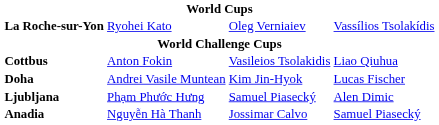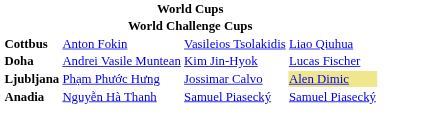- row: (54, 26)
(272, 96) Samuel Piasecký -> (223, 79) Jossimar Calvo
(364, 96) no background -> (319, 79) khaki background
(268, 114) Jossimar Calvo -> (228, 96) Samuel Piasecký
